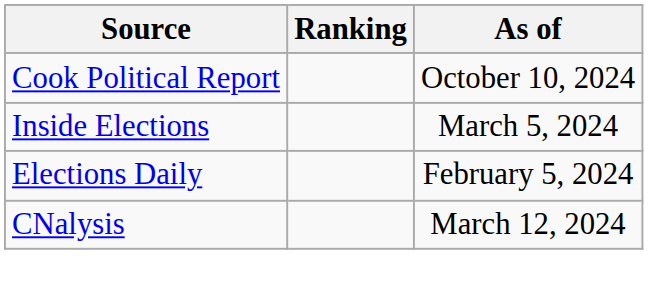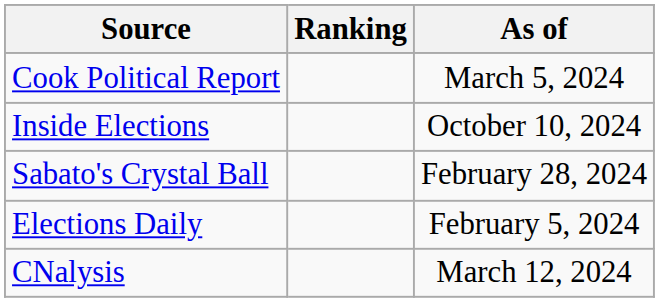(528, 77) October 10, 2024 -> (534, 77) March 5, 2024
(528, 126) March 5, 2024 -> (534, 126) October 10, 2024
+ row: (140, 175)
